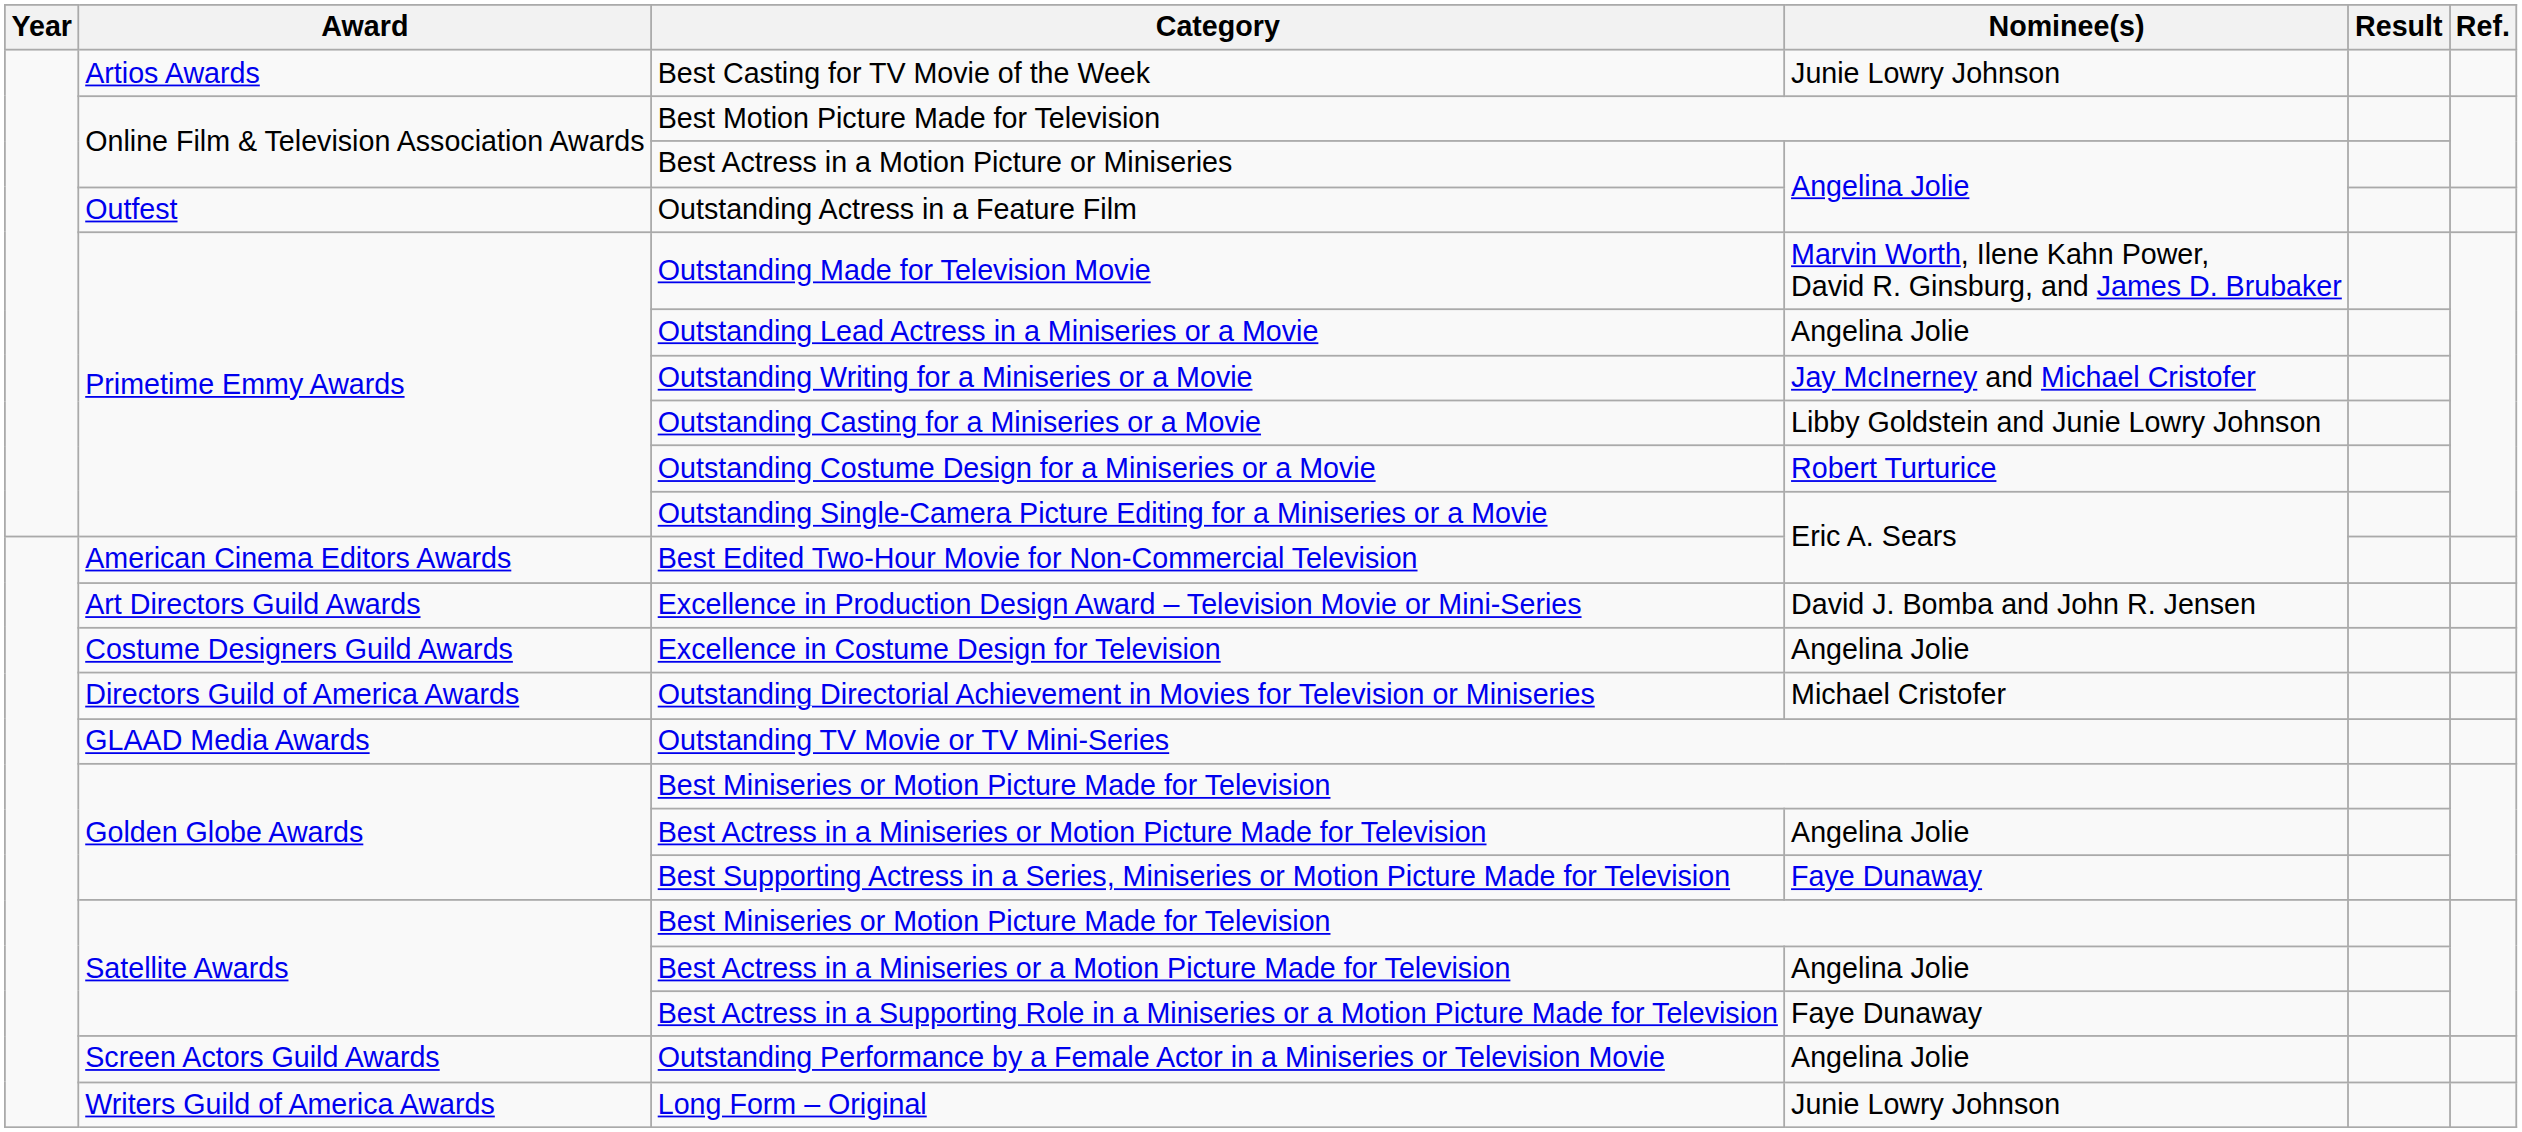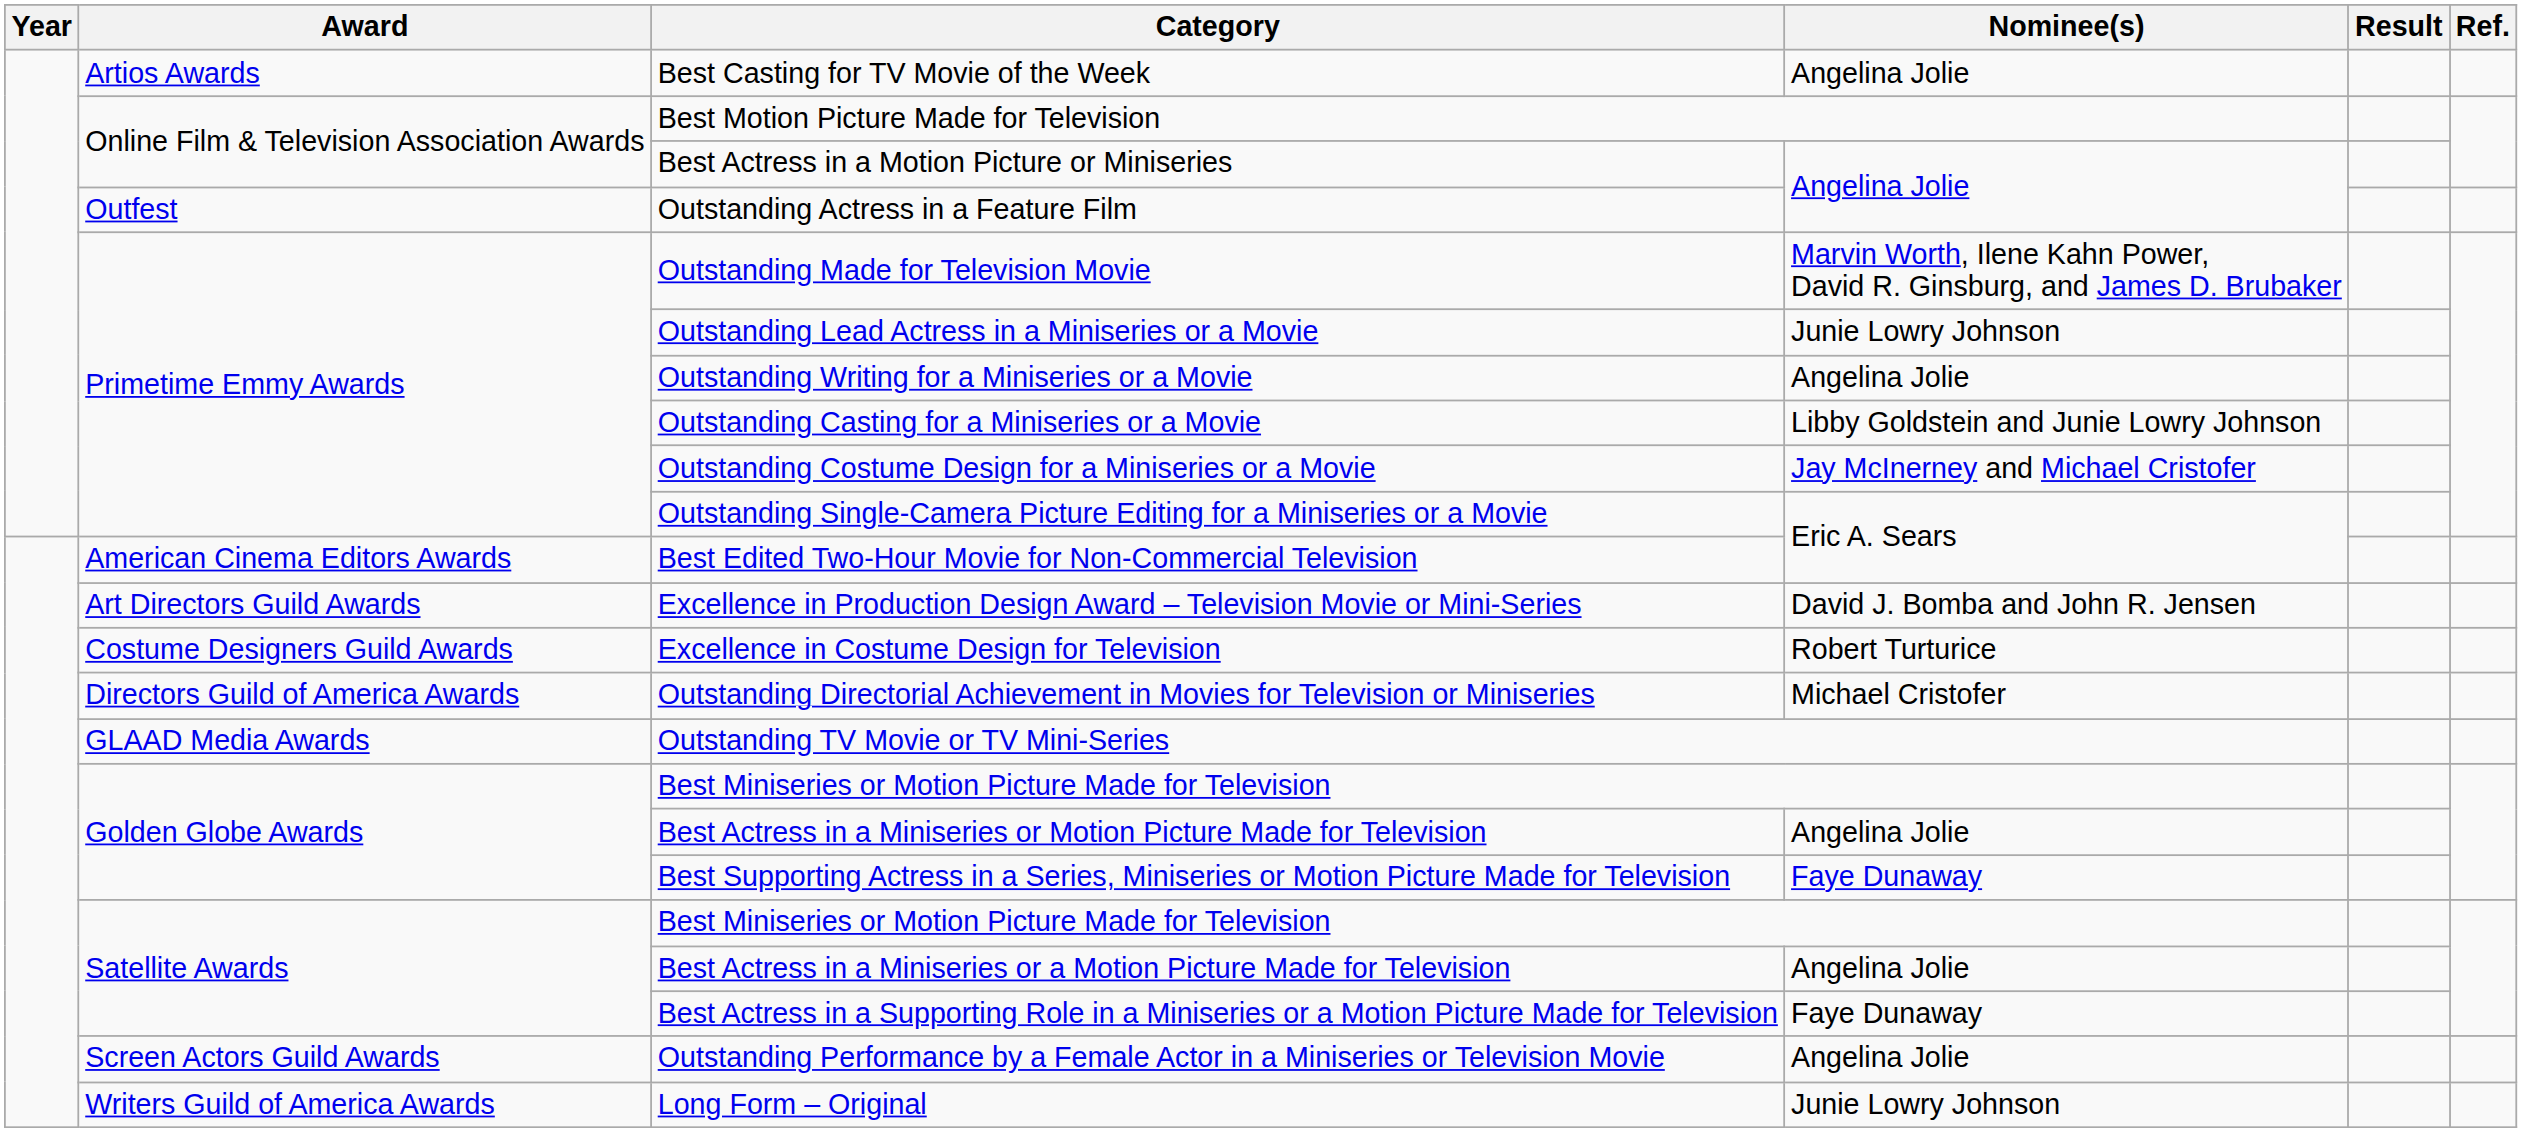(1926, 72) Junie Lowry Johnson -> (1880, 72) Angelina Jolie
(1880, 331) Angelina Jolie -> (1926, 331) Junie Lowry Johnson
(2023, 377) Jay McInerney and Michael Cristofer -> (1880, 377) Angelina Jolie
(1894, 468) Robert Turturice -> (2023, 468) Jay McInerney and Michael Cristofer
(1880, 649) Angelina Jolie -> (1894, 649) Robert Turturice
